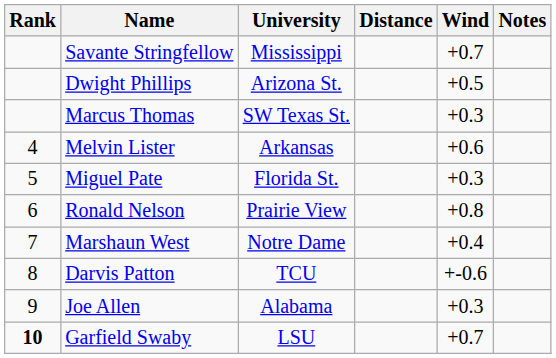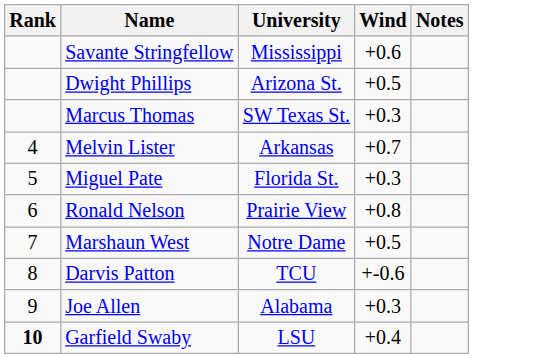- column: (396, 20)
(465, 52) +0.7 -> (383, 52) +0.6
(465, 147) +0.6 -> (383, 147) +0.7
(465, 242) +0.4 -> (383, 242) +0.5
(465, 337) +0.7 -> (383, 337) +0.4
